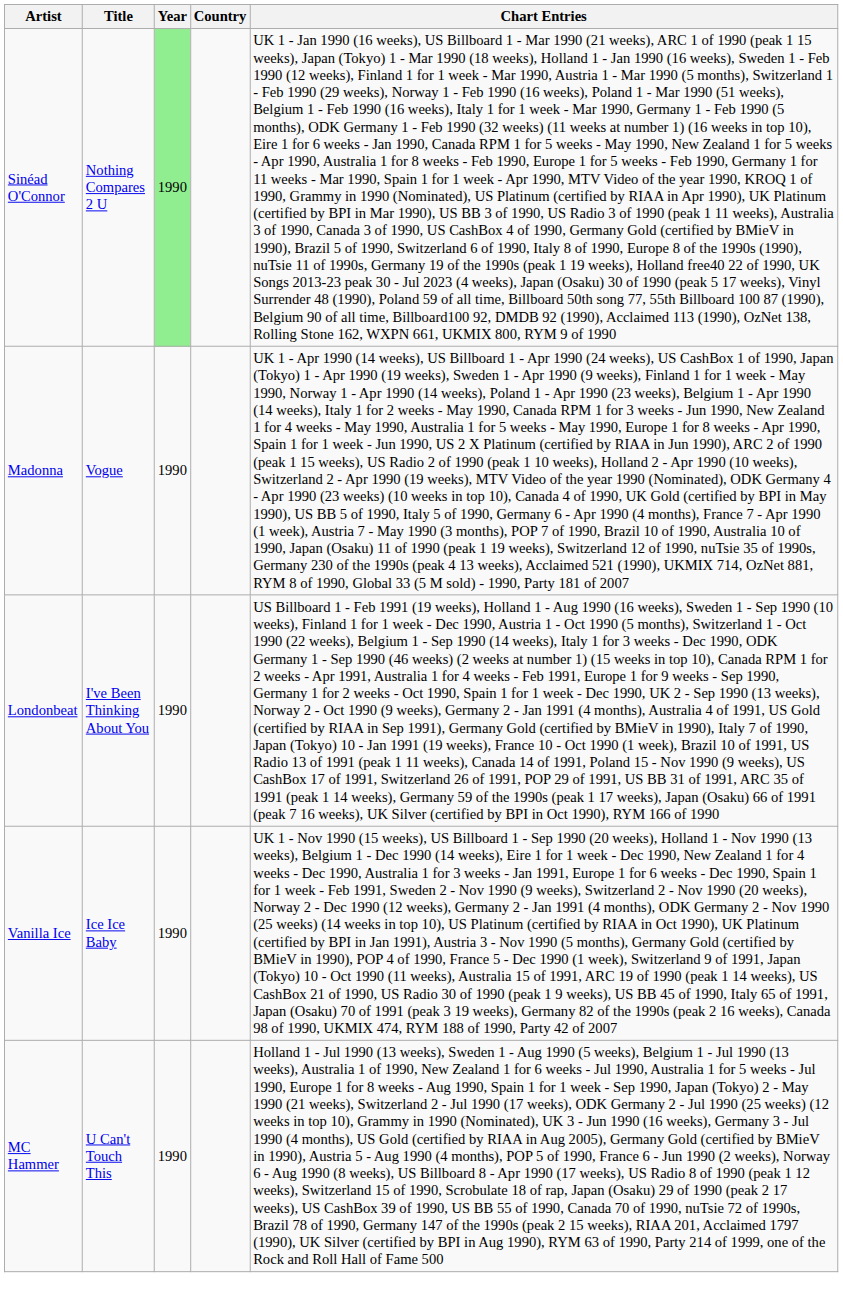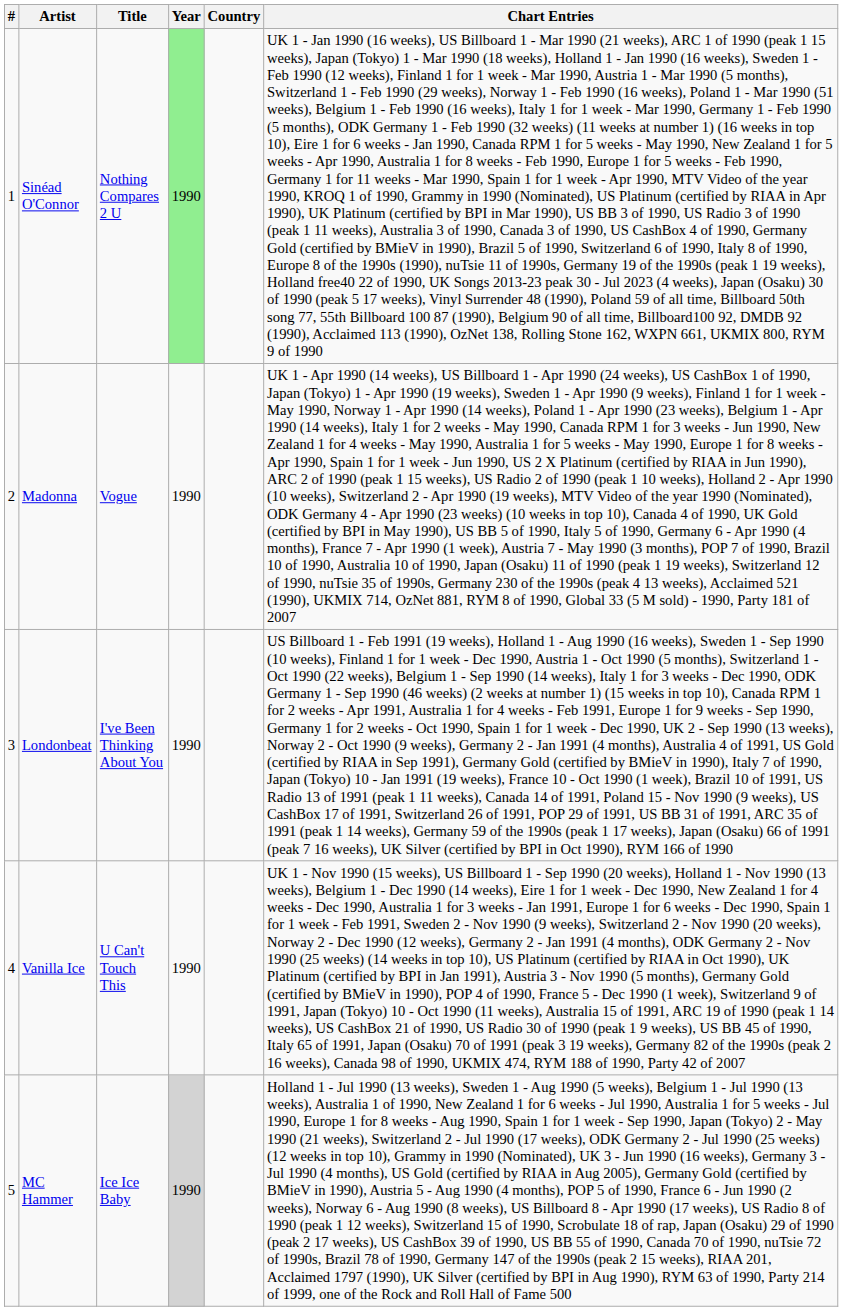+ column: (12, 16)
(105, 933) Ice Ice Baby -> (122, 968) U Can't Touch This
(108, 1156) U Can't Touch This -> (119, 1191) Ice Ice Baby
(172, 1156) no background -> (186, 1191) lightgrey background
